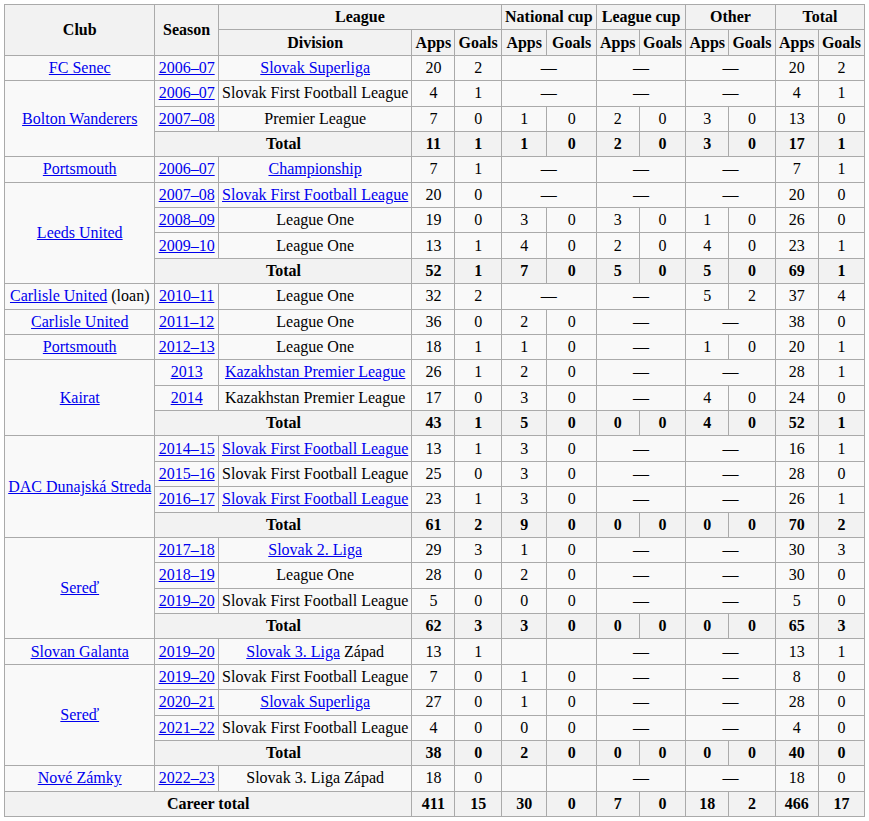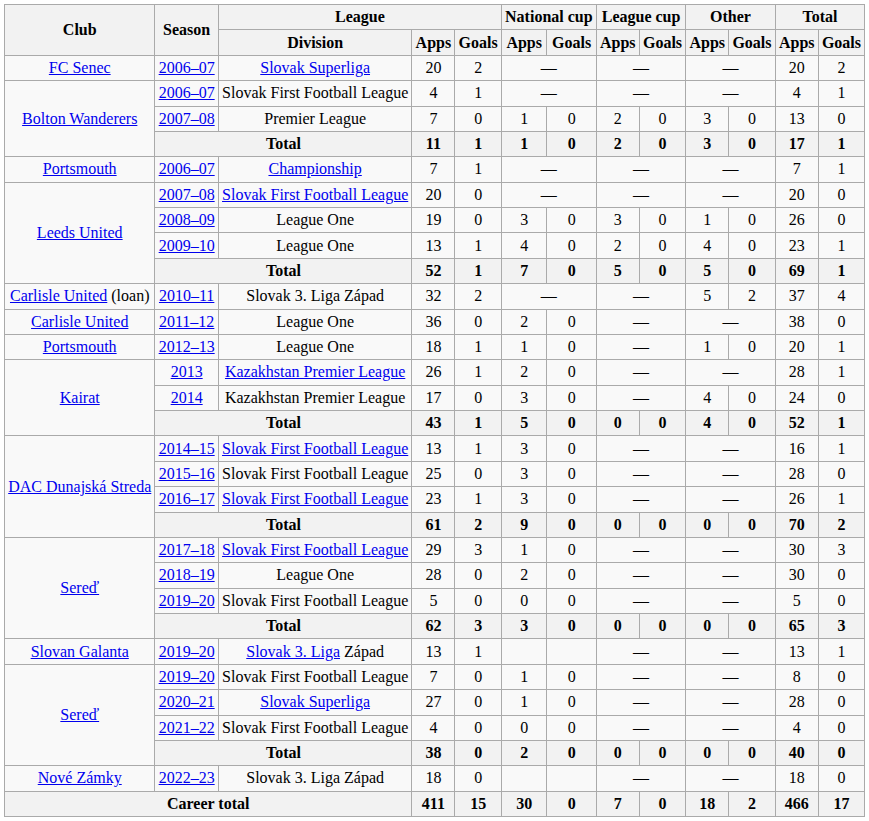(315, 296) League One -> (315, 296) Slovak 3. Liga Západ
(315, 550) Slovak 2. Liga -> (315, 550) Slovak First Football League
